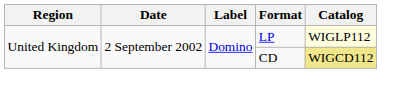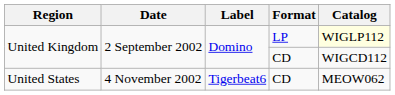(341, 57) khaki background -> (354, 57) no background
+ row: (44, 79)
